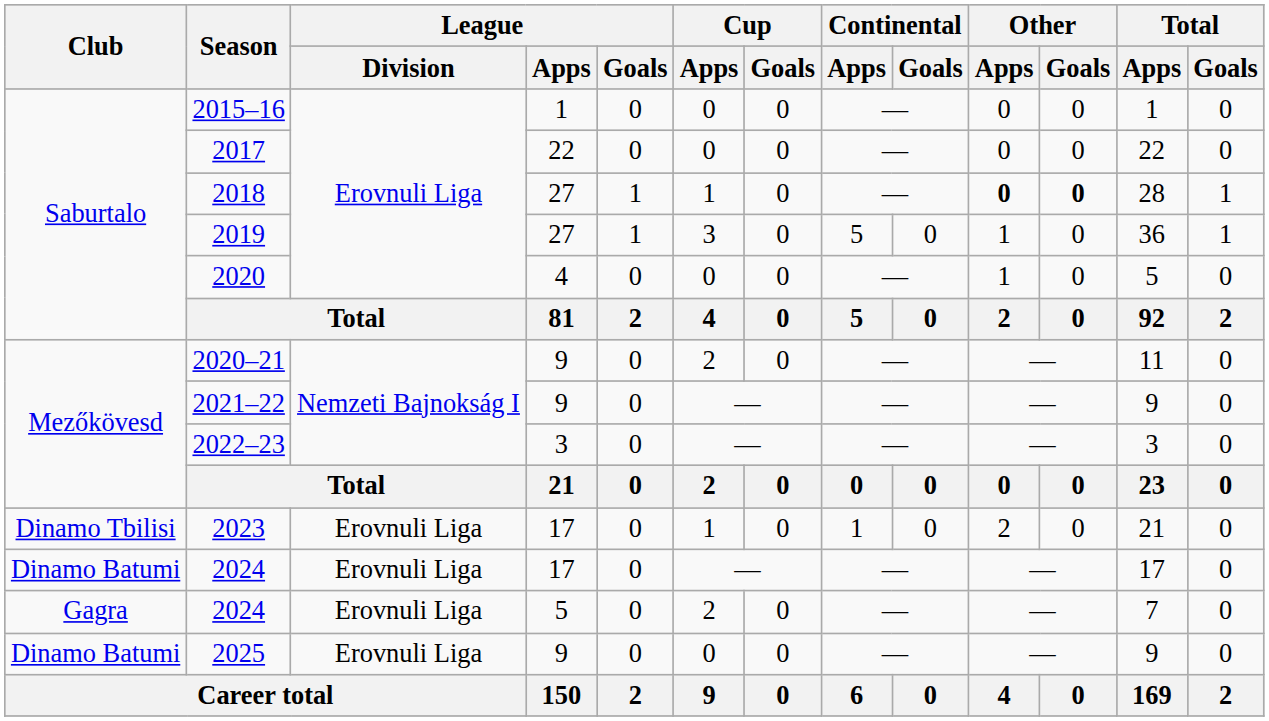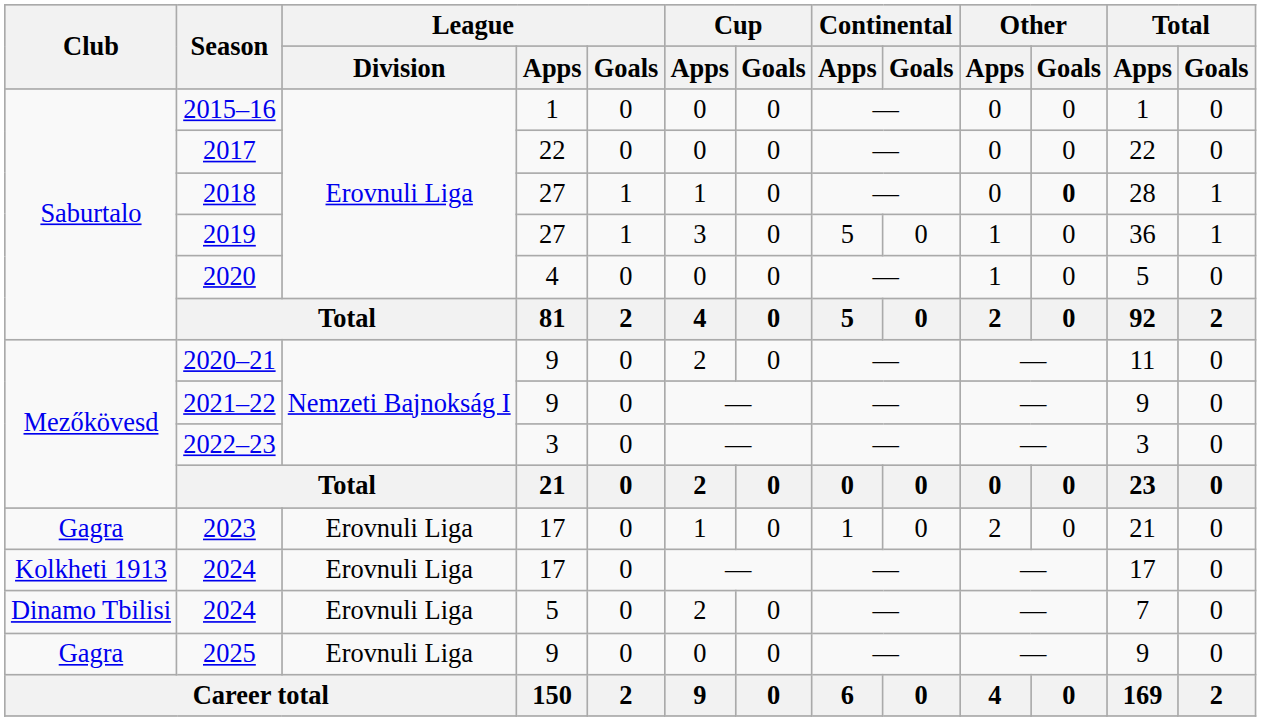(1004, 192) bold -> (995, 192) normal
(96, 527) Dinamo Tbilisi -> (91, 527) Gagra
(96, 569) Dinamo Batumi -> (91, 569) Kolkheti 1913
(96, 611) Gagra -> (91, 611) Dinamo Tbilisi
(96, 653) Dinamo Batumi -> (91, 653) Gagra
